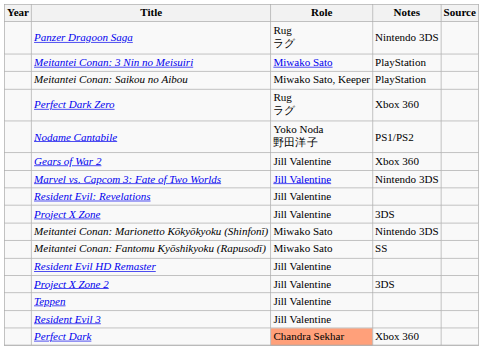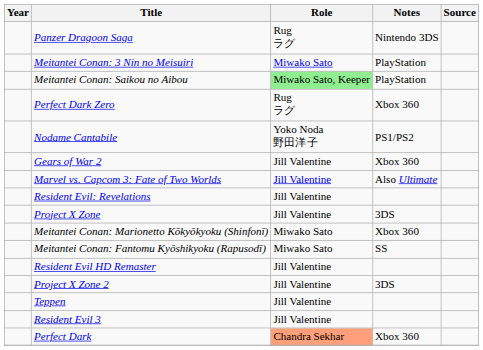(322, 80) no background -> (322, 80) lightgreen background
(407, 179) Nintendo 3DS -> (406, 179) Also Ultimate
(407, 231) Nintendo 3DS -> (397, 231) Xbox 360
